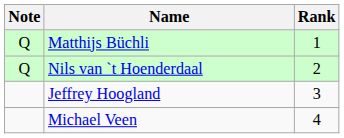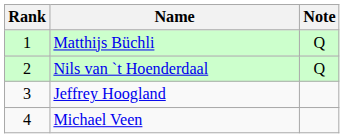columns swapped: (317, 17) <-> (24, 17)
